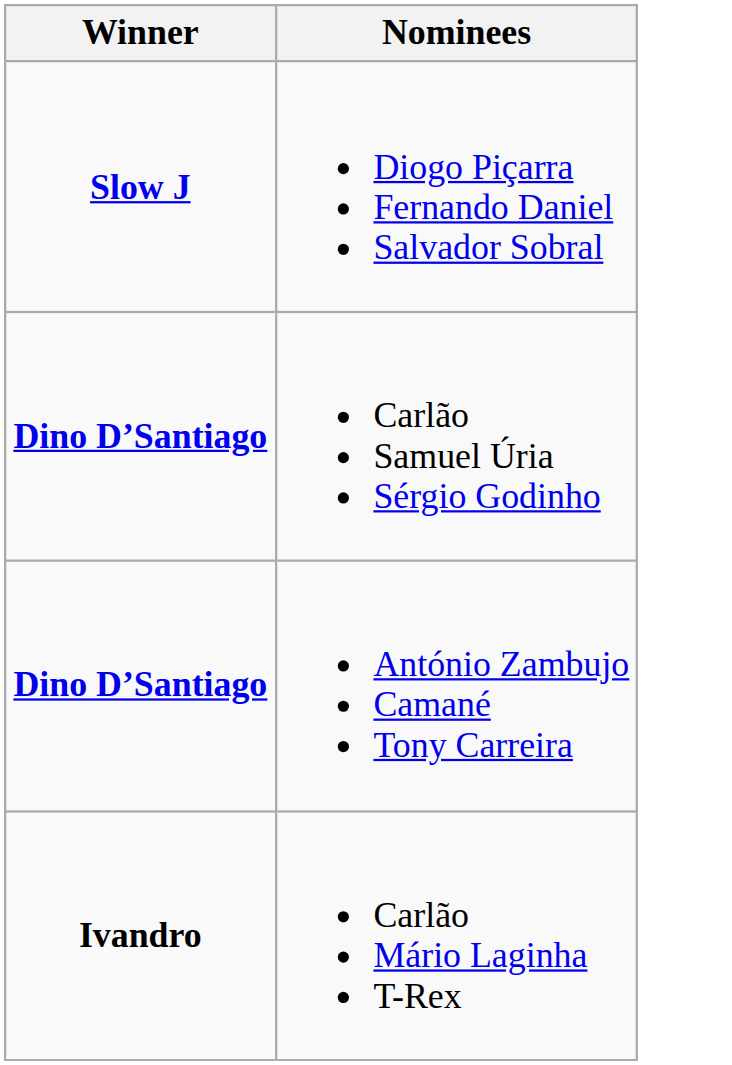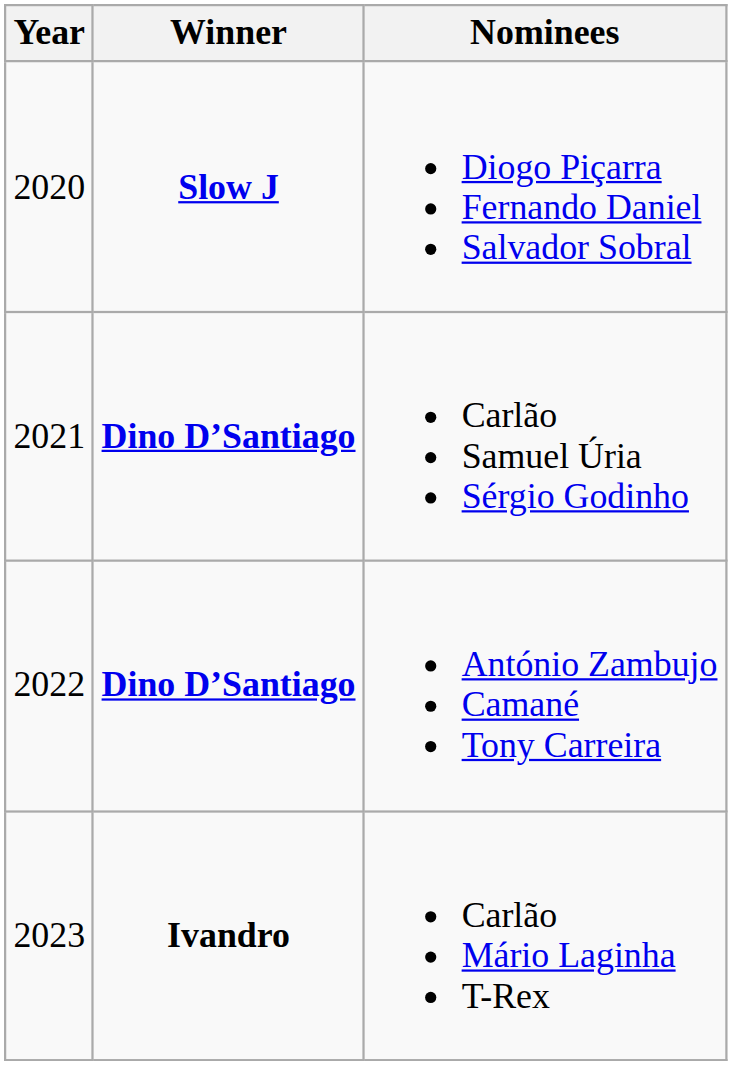+ column: (49, 32)
